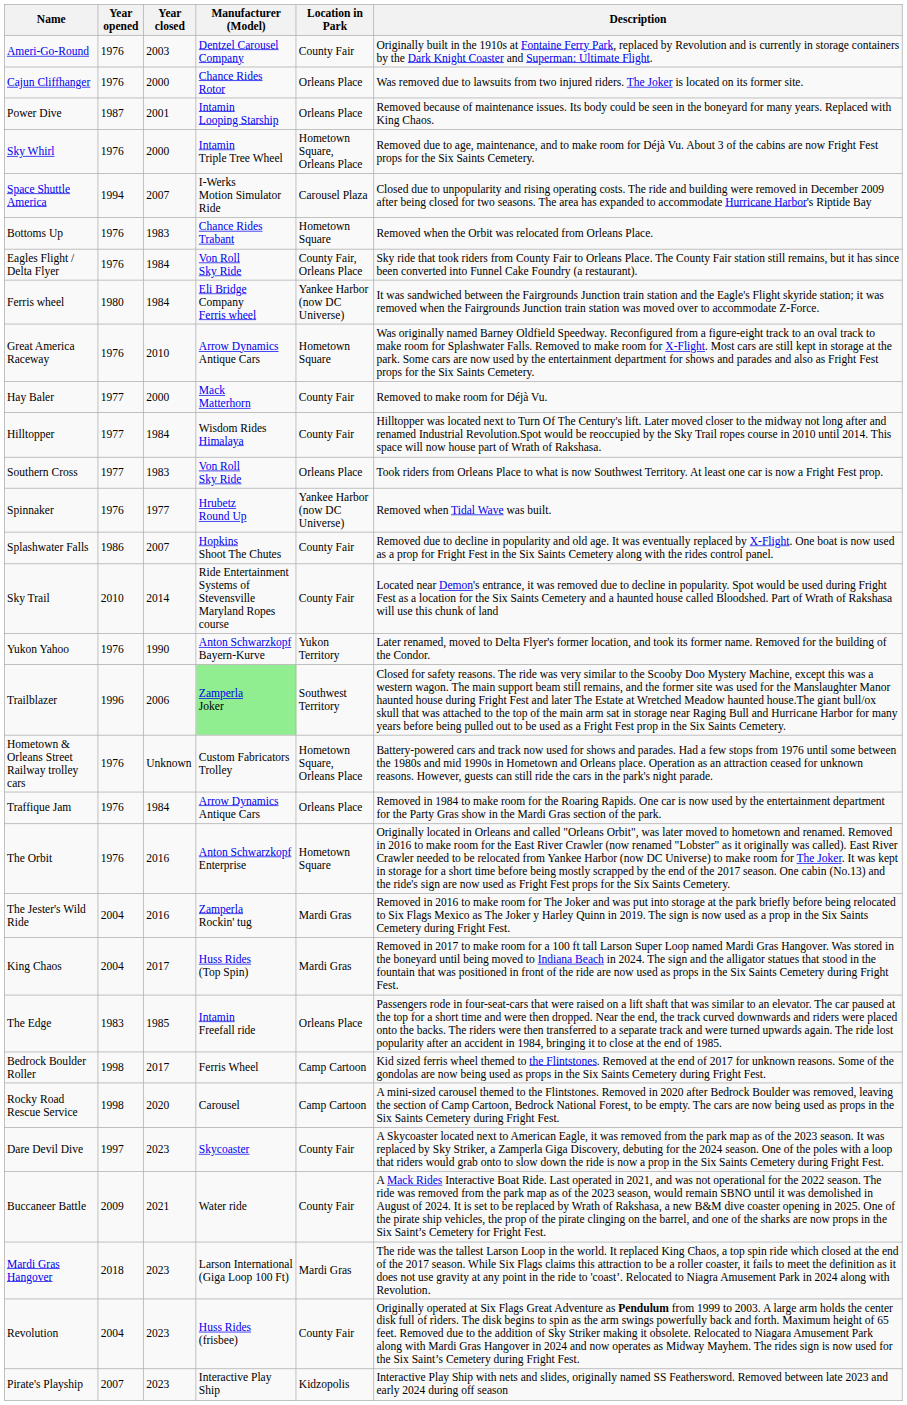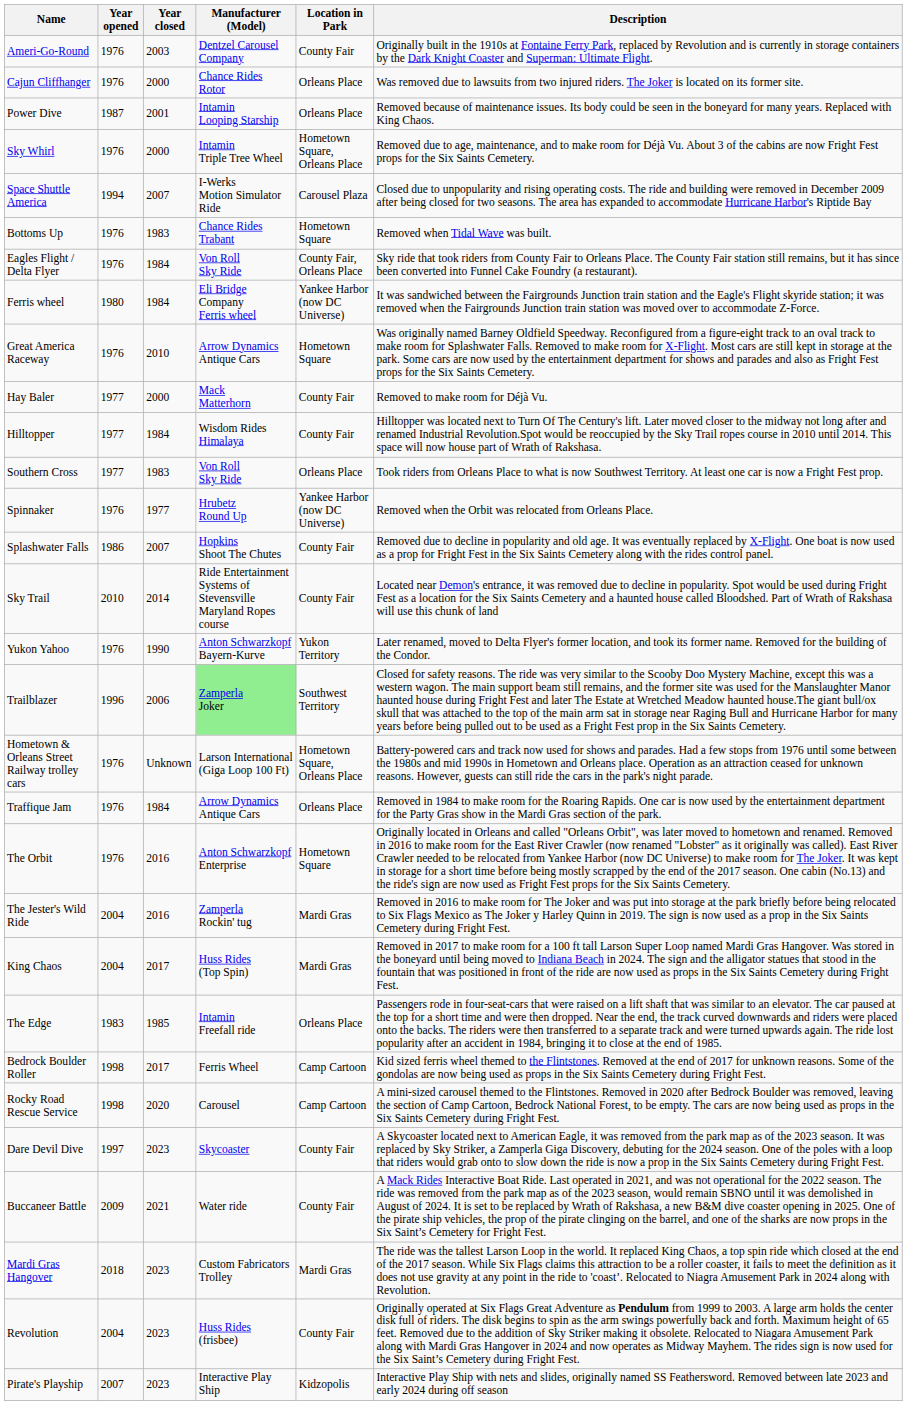(515, 233) Removed when the Orbit was relocated from Orleans Place. -> (464, 233) Removed when Tidal Wave was built.
(464, 510) Removed when Tidal Wave was built. -> (515, 510) Removed when the Orbit was relocated from Orleans Place.
(244, 763) Custom Fabricators Trolley -> (246, 763) Larson International (Giga Loop 100 Ft)
(246, 1270) Larson International (Giga Loop 100 Ft) -> (244, 1270) Custom Fabricators Trolley
